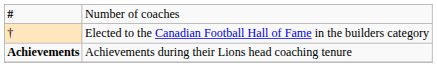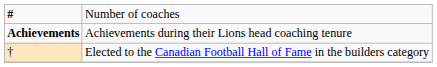rows swapped: (12, 33) <-> (43, 52)
